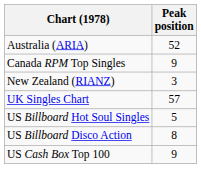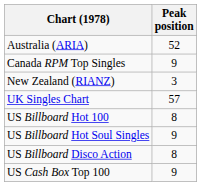+ row: (58, 117)
(174, 117) 5 -> (174, 136) 9
